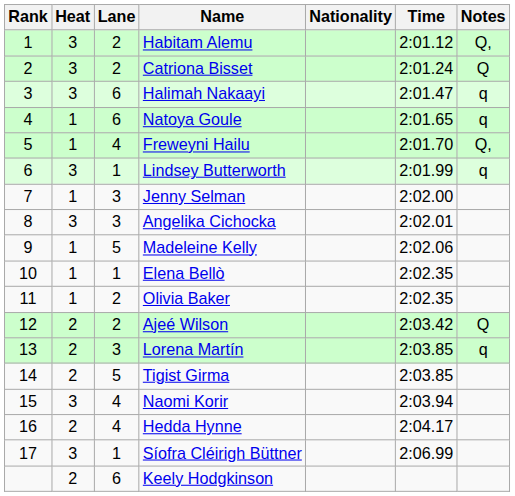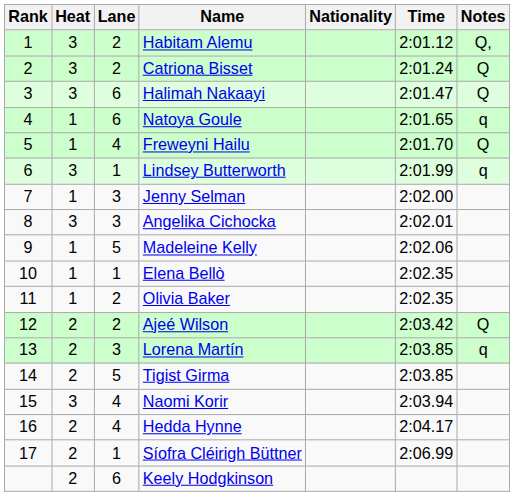(483, 94) q -> (483, 94) Q
(483, 145) Q, -> (483, 145) Q
(73, 453) 3 -> (73, 453) 2
